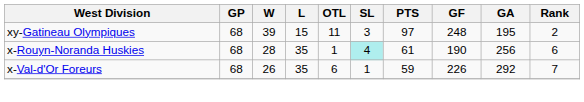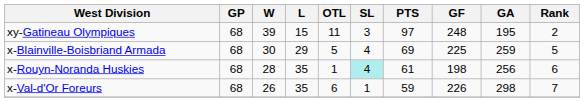+ row: (86, 50)
(457, 50) 190 -> (457, 69) 198
(506, 69) 292 -> (506, 87) 298
